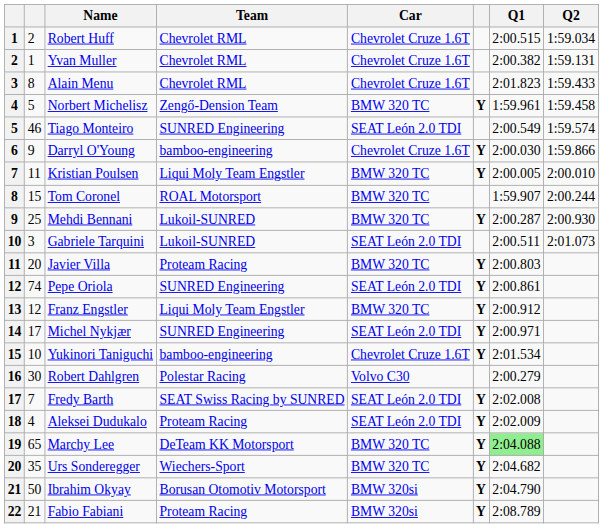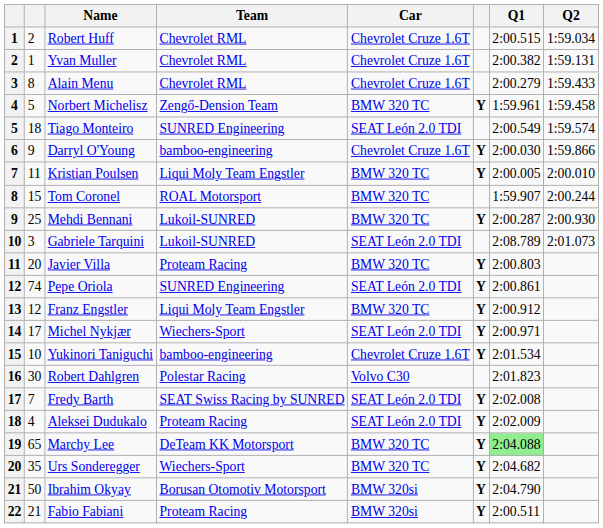(516, 83) 2:01.823 -> (516, 83) 2:00.279
(34, 128) 46 -> (34, 128) 18
(516, 241) 2:00.511 -> (516, 241) 2:08.789
(222, 331) SUNRED Engineering -> (202, 331) Wiechers-Sport
(516, 376) 2:00.279 -> (516, 376) 2:01.823
(516, 512) 2:08.789 -> (516, 512) 2:00.511
